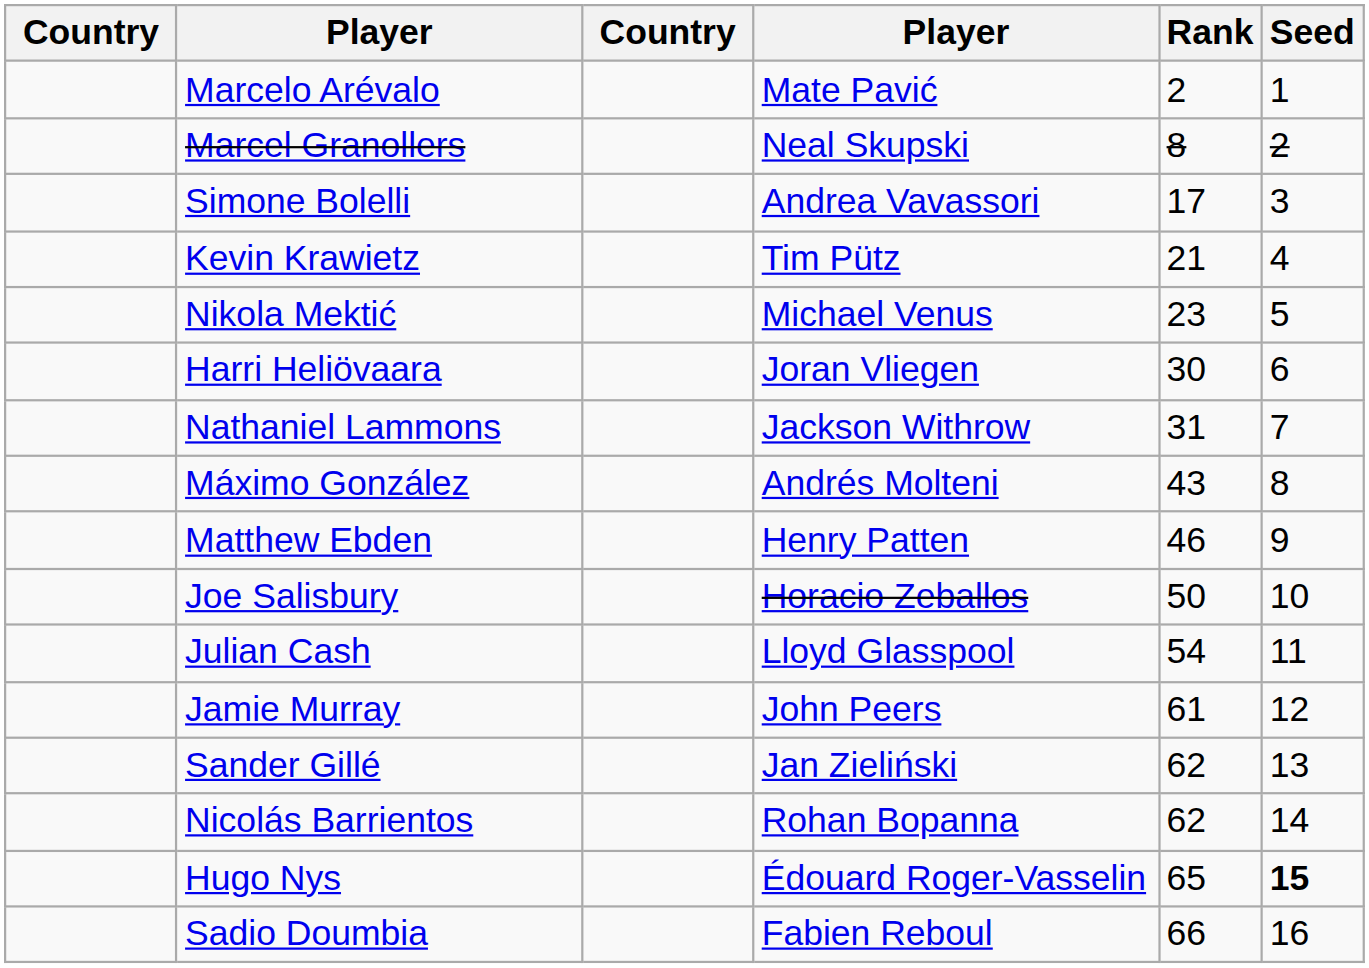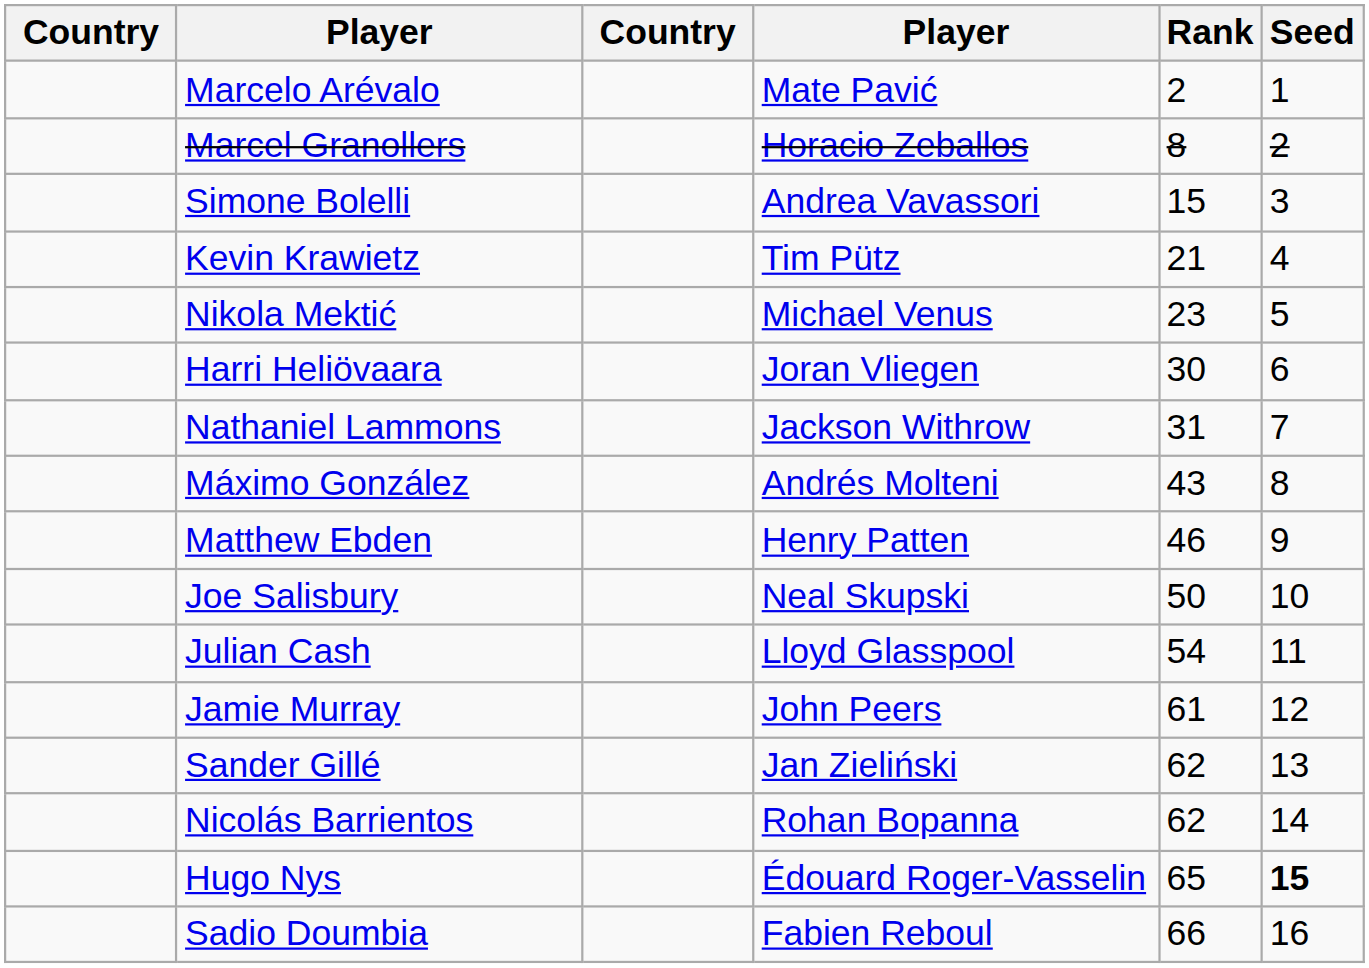(865, 145) Neal Skupski -> (895, 145) Horacio Zeballos
(1186, 201) 17 -> (1186, 201) 15
(895, 595) Horacio Zeballos -> (865, 595) Neal Skupski
